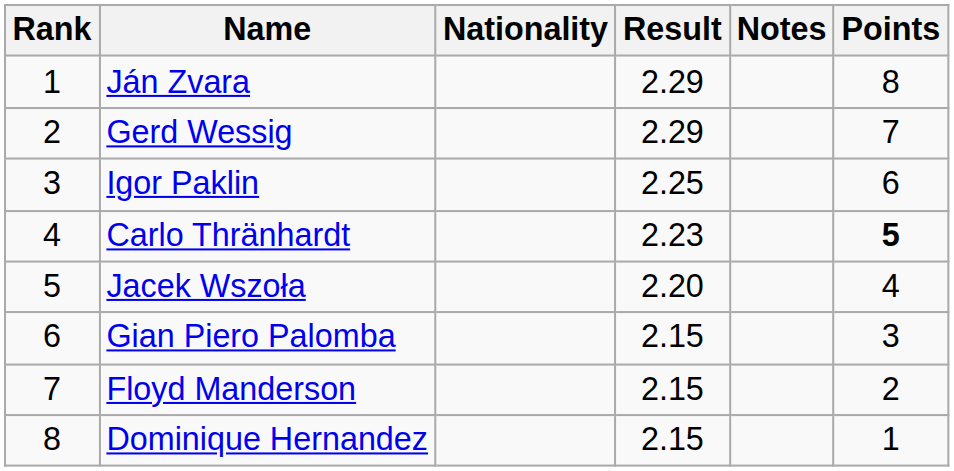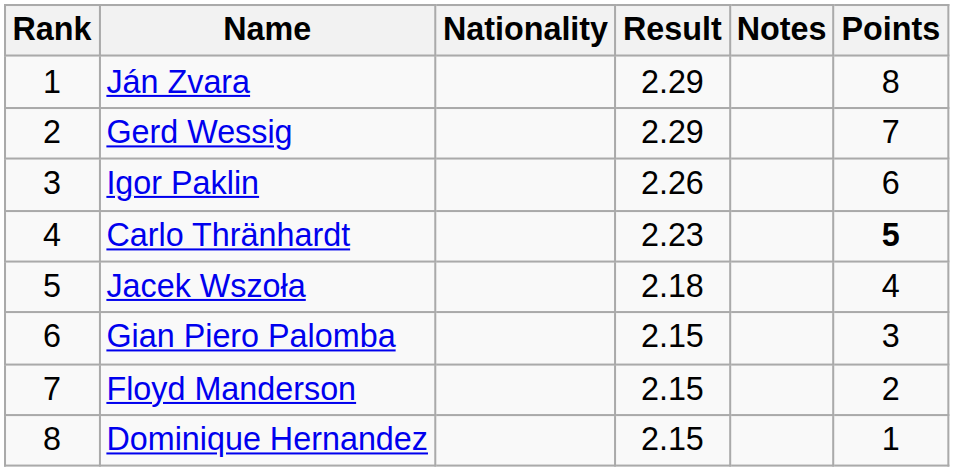(672, 183) 2.25 -> (672, 183) 2.26
(672, 286) 2.20 -> (672, 286) 2.18
